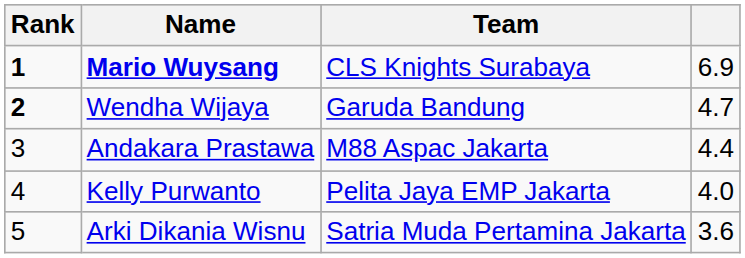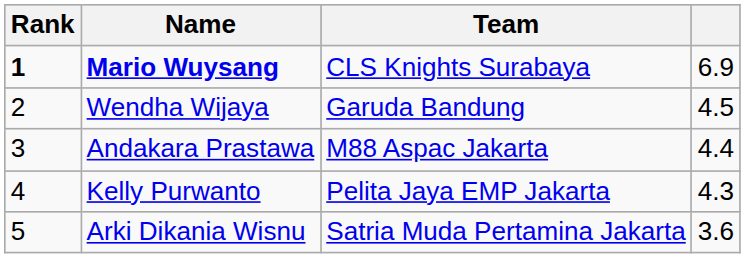(18, 107) bold -> (18, 107) normal
(716, 107) 4.7 -> (716, 107) 4.5
(716, 190) 4.0 -> (716, 190) 4.3
